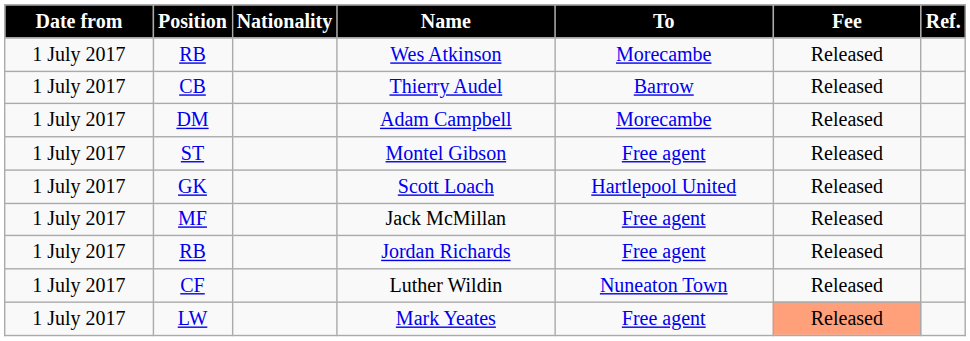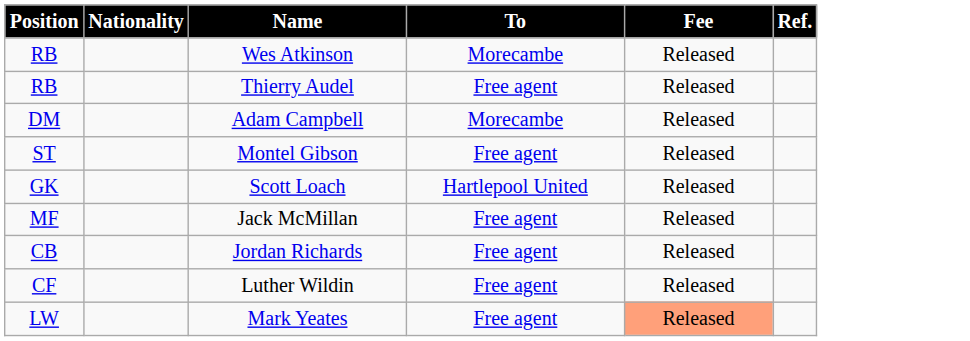- column: (79, 21)
(193, 87) CB -> (44, 87) RB
(664, 87) Barrow -> (515, 87) Free agent
(193, 252) RB -> (44, 252) CB
(664, 285) Nuneaton Town -> (515, 285) Free agent
